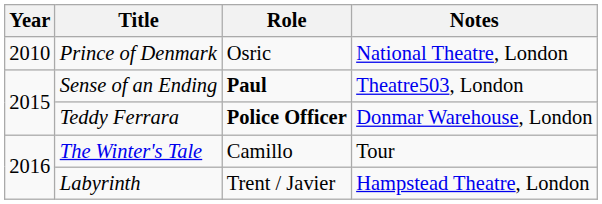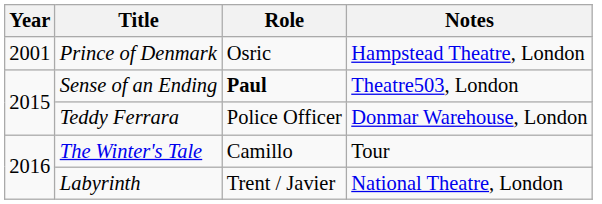(30, 53) 2010 -> (30, 53) 2001
(462, 53) National Theatre, London -> (468, 53) Hampstead Theatre, London
(287, 118) bold -> (284, 118) normal
(473, 183) Hampstead Theatre, London -> (457, 183) National Theatre, London
